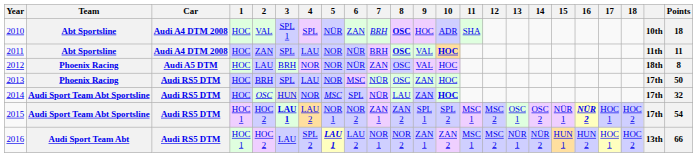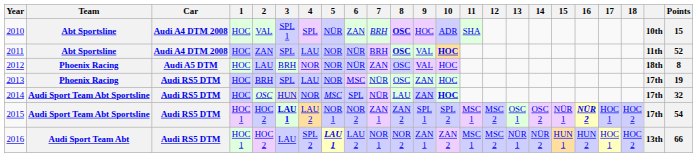(679, 31) 18 -> (679, 31) 15
(679, 50) 11 -> (679, 50) 52
(679, 80) 50 -> (679, 80) 19
